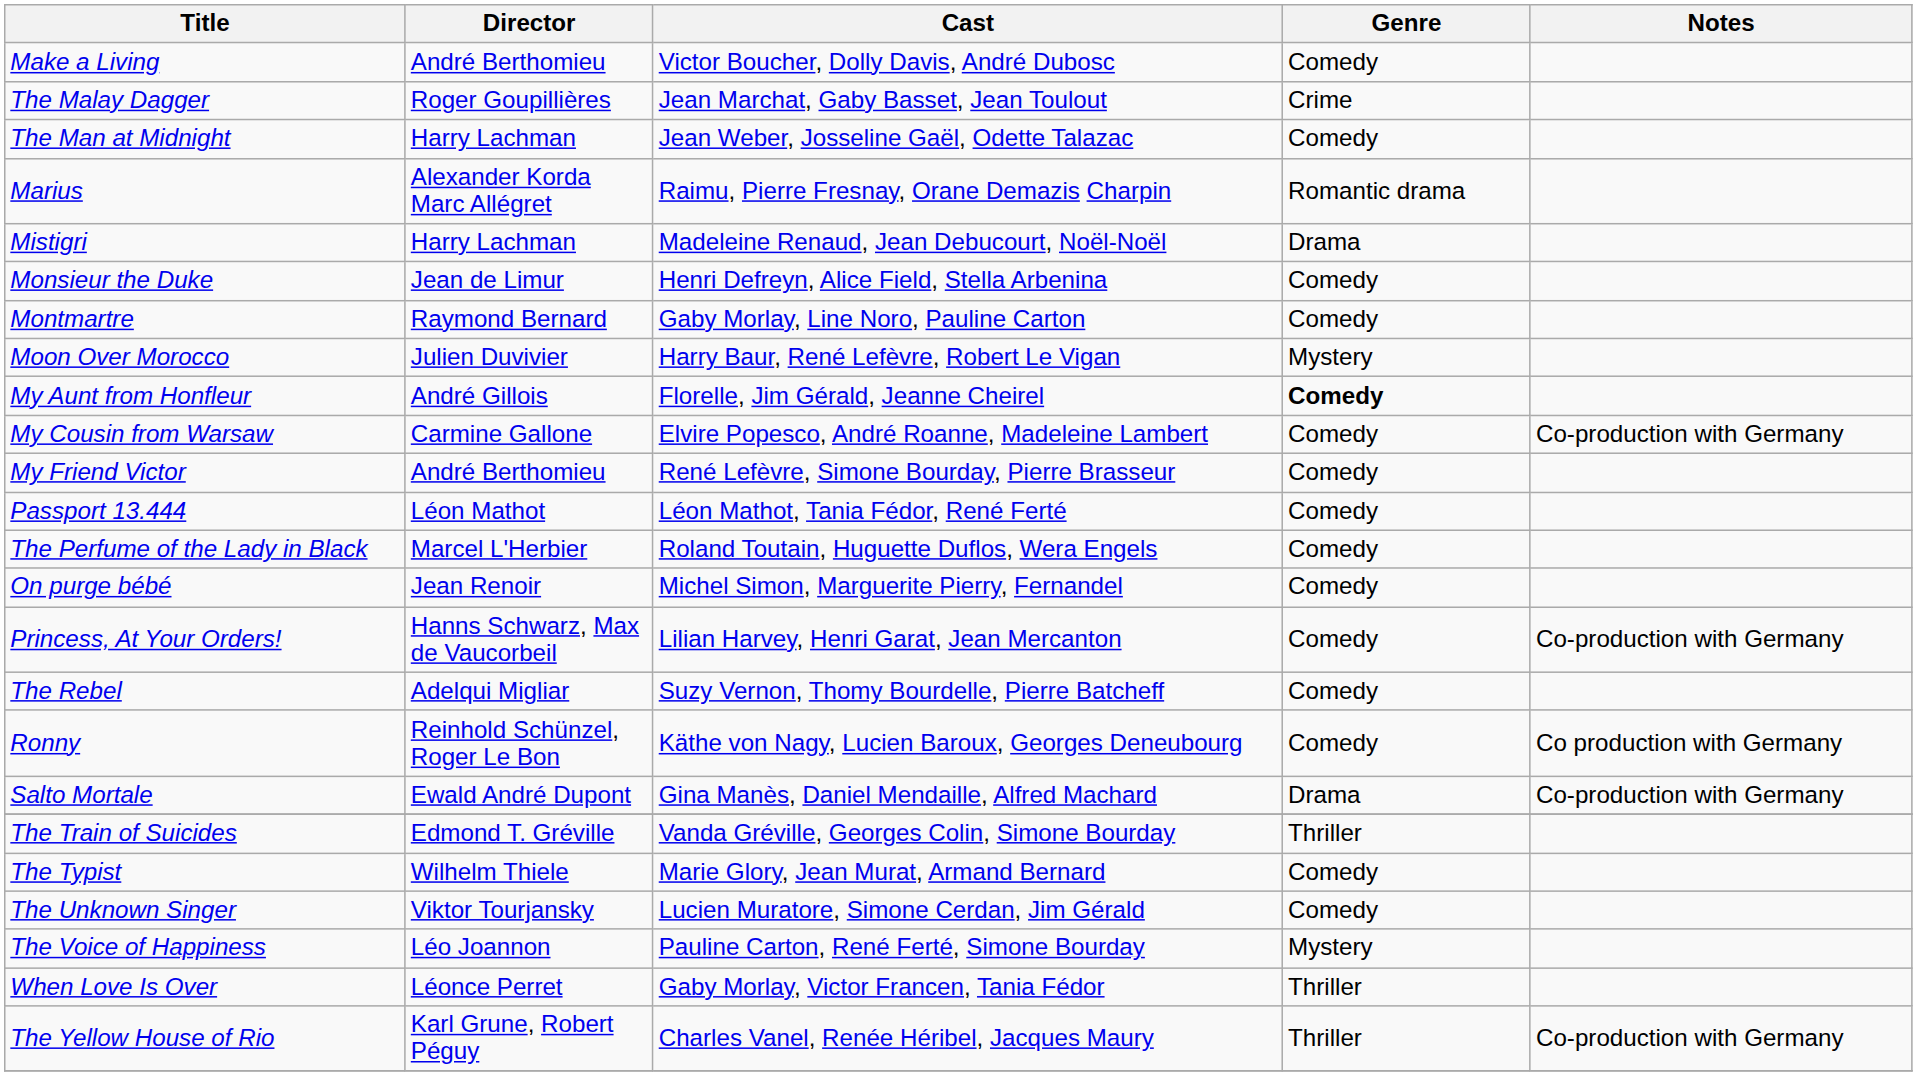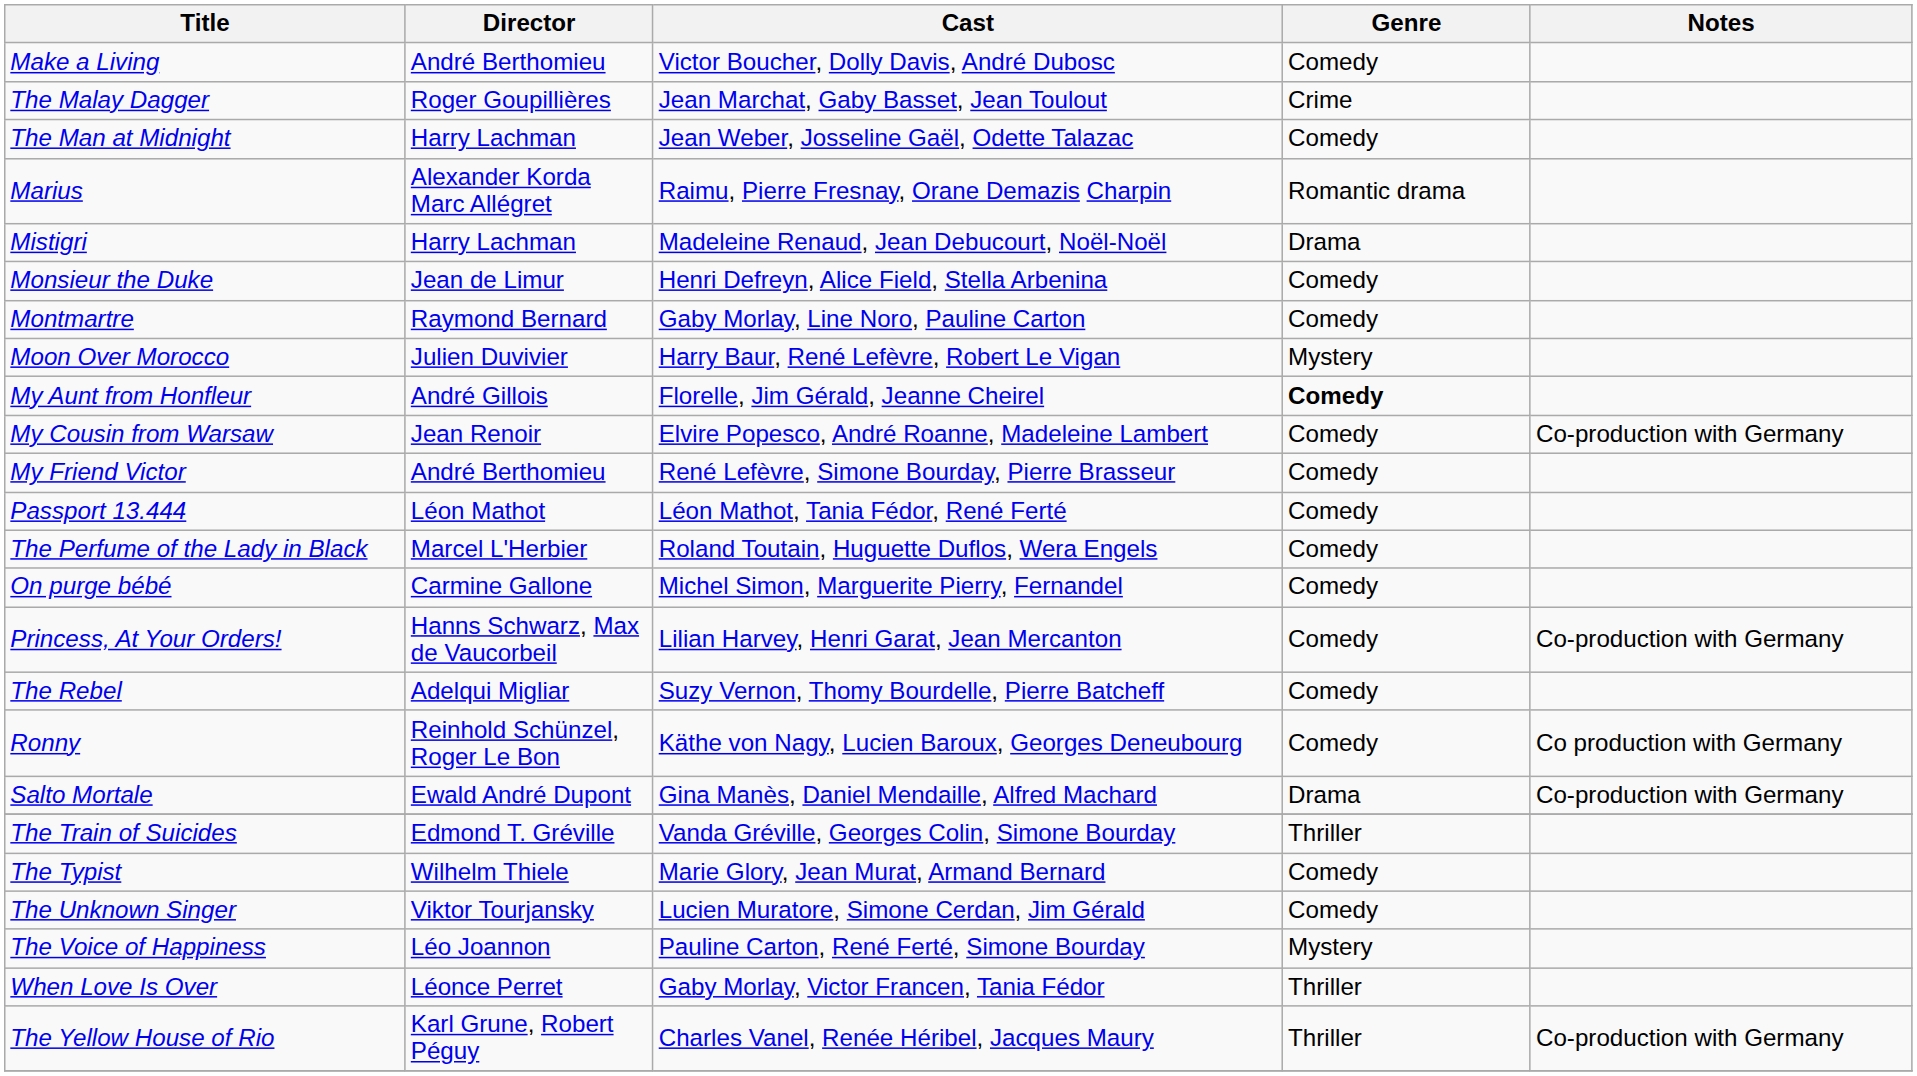(501, 434) Carmine Gallone -> (476, 434) Jean Renoir
(476, 587) Jean Renoir -> (501, 587) Carmine Gallone
